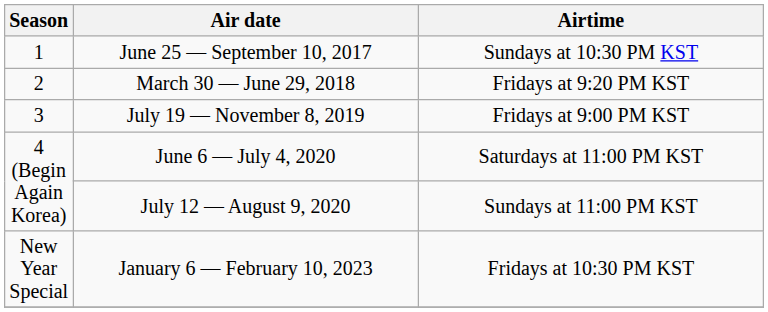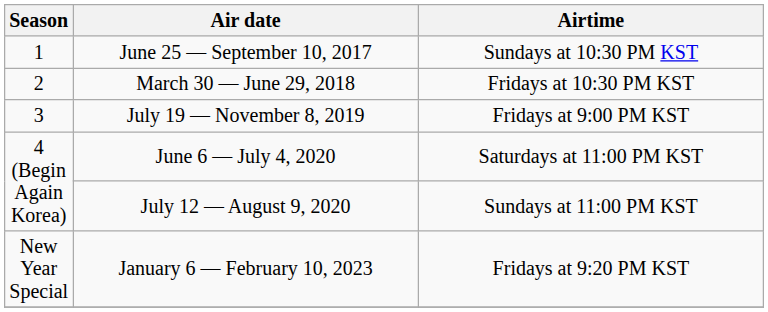(591, 83) Fridays at 9:20 PM KST -> (591, 83) Fridays at 10:30 PM KST
(591, 268) Fridays at 10:30 PM KST -> (591, 268) Fridays at 9:20 PM KST
